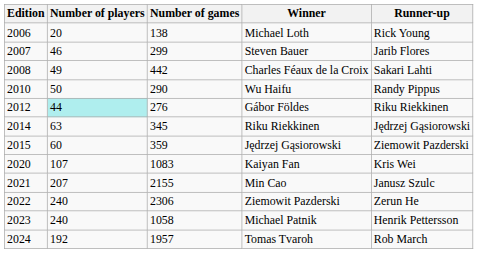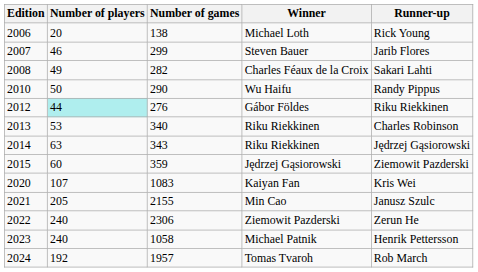(159, 70) 442 -> (159, 70) 282
+ row: (19, 126)
(159, 126) 345 -> (159, 145) 343
(59, 182) 207 -> (59, 201) 205
